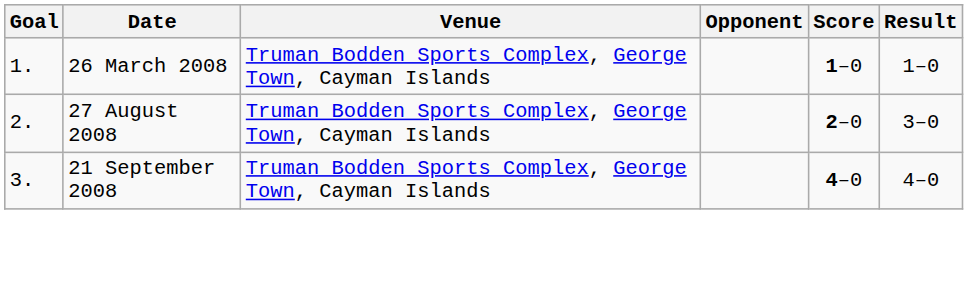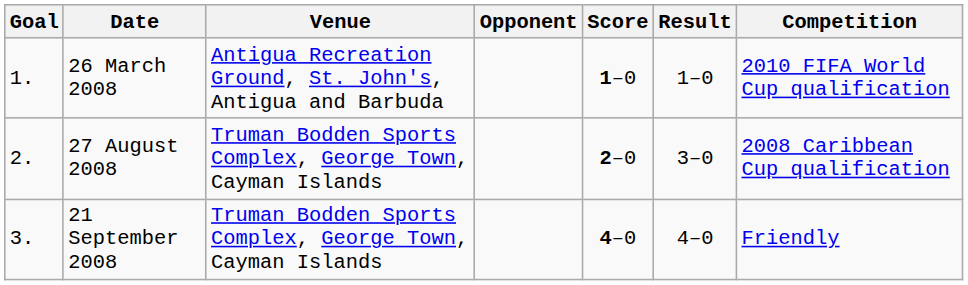+ column: (850, 21)
(466, 66) Truman Bodden Sports Complex, George Town, Cayman Islands -> (327, 78) Antigua Recreation Ground, St. John's, Antigua and Barbuda
